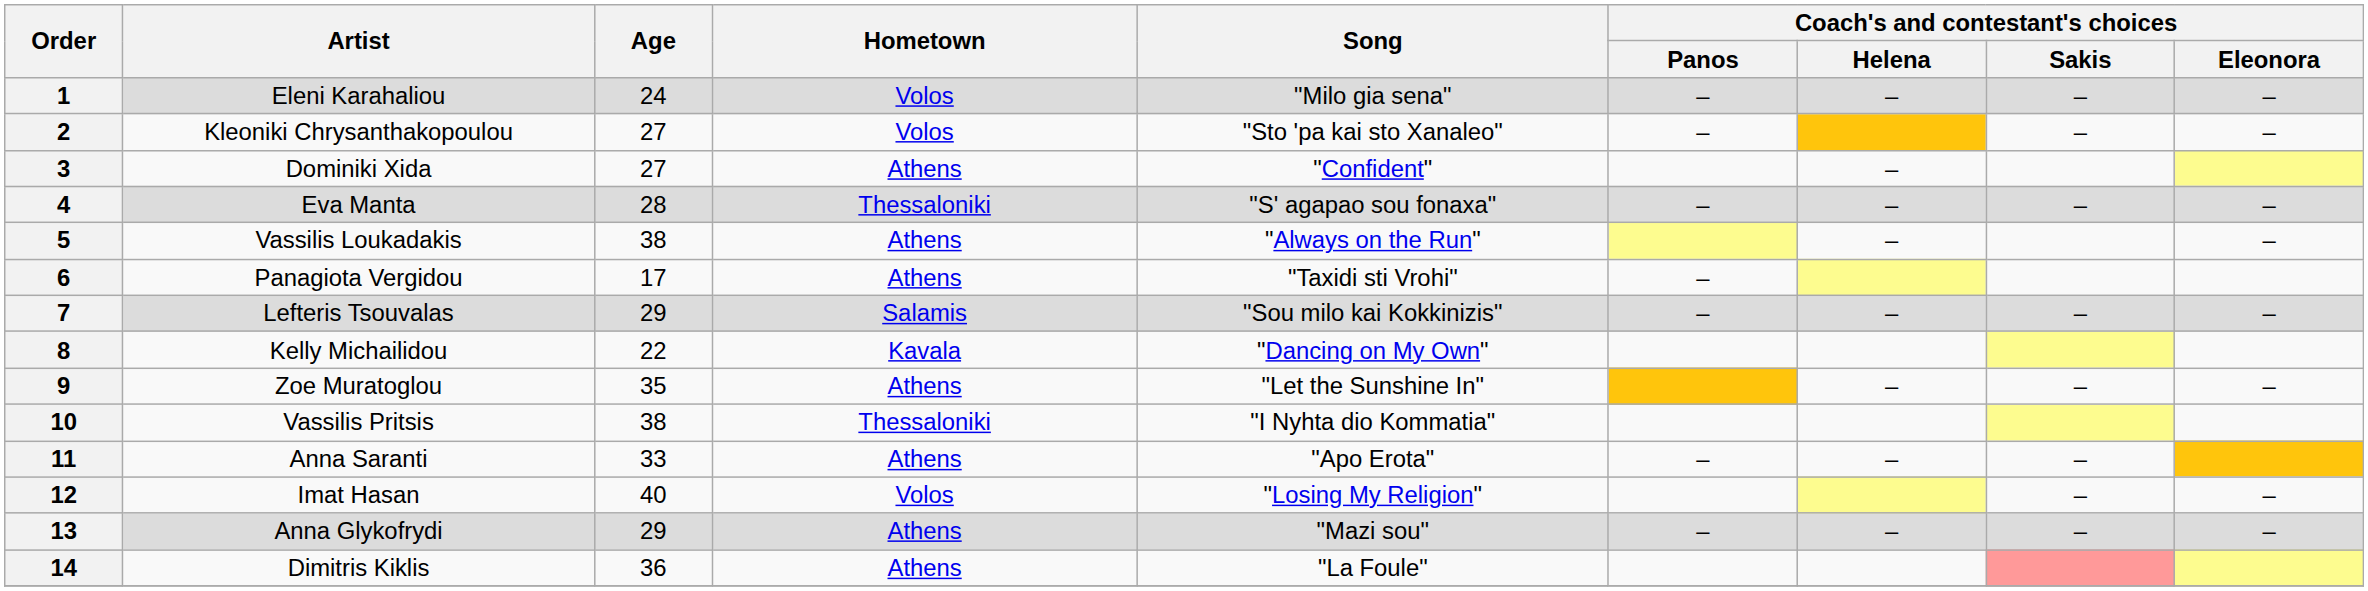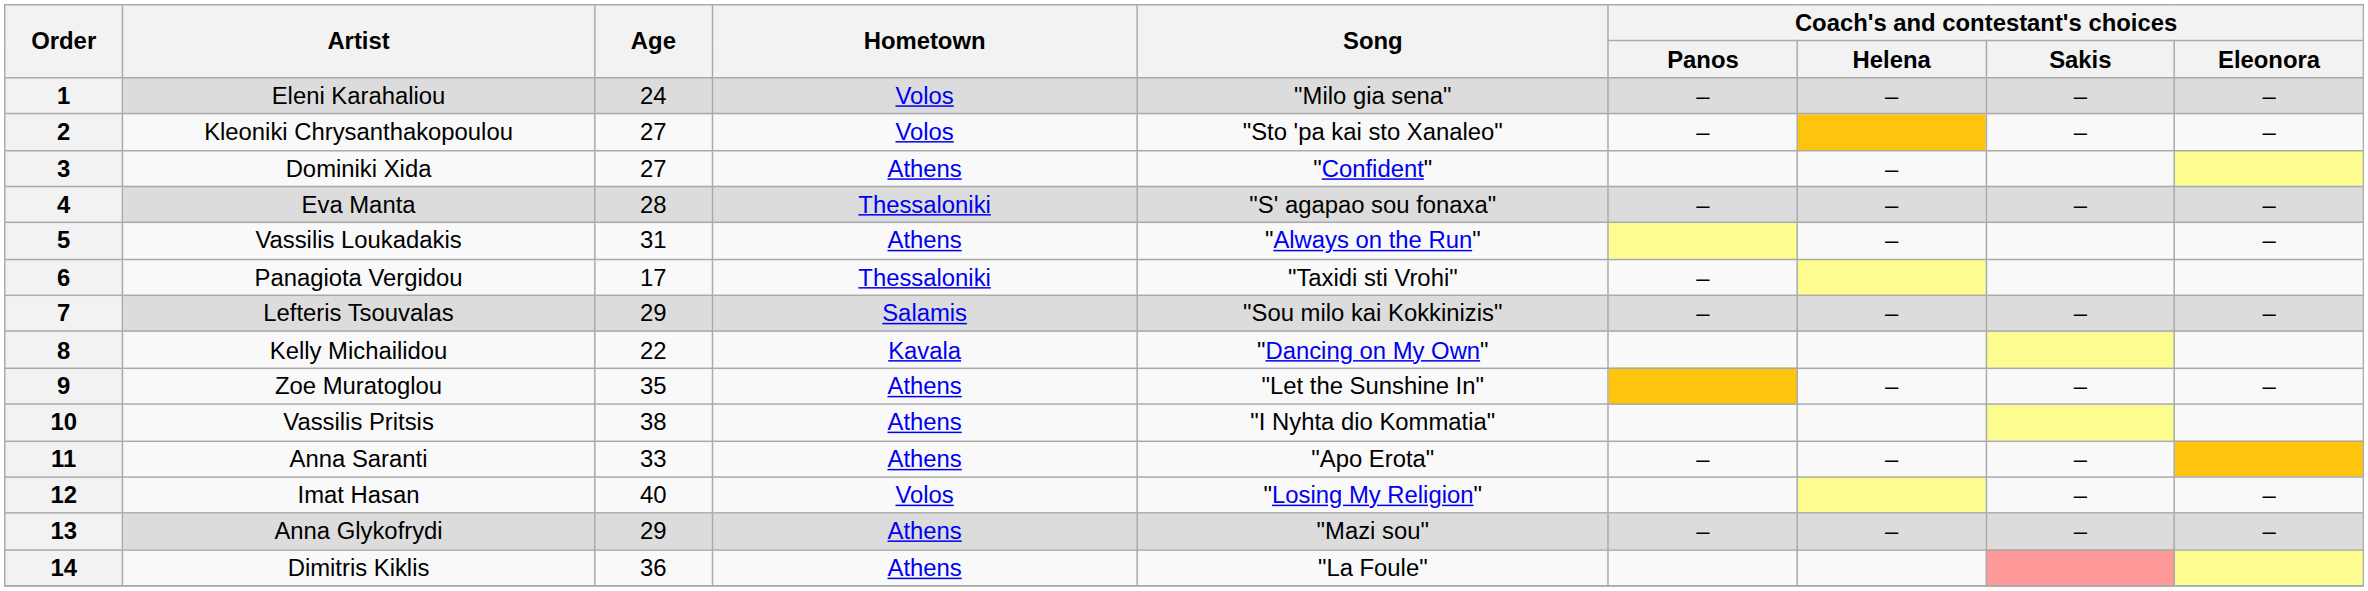(653, 241) 38 -> (653, 241) 31
(925, 277) Athens -> (925, 277) Thessaloniki
(925, 422) Thessaloniki -> (925, 422) Athens
